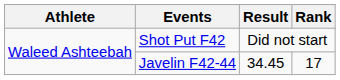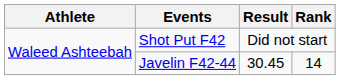(266, 63) 34.45 -> (266, 63) 30.45
(313, 63) 17 -> (313, 63) 14
